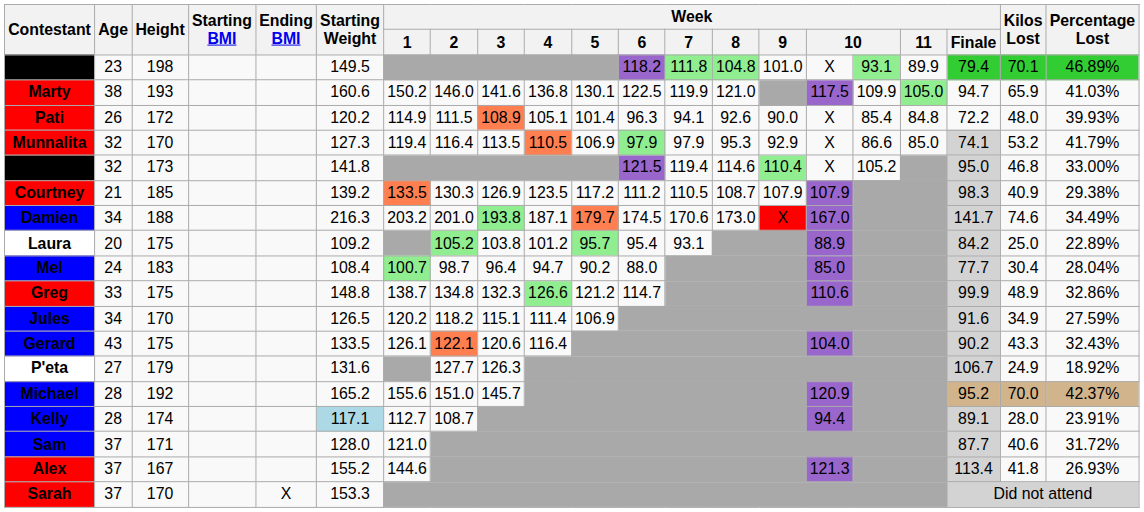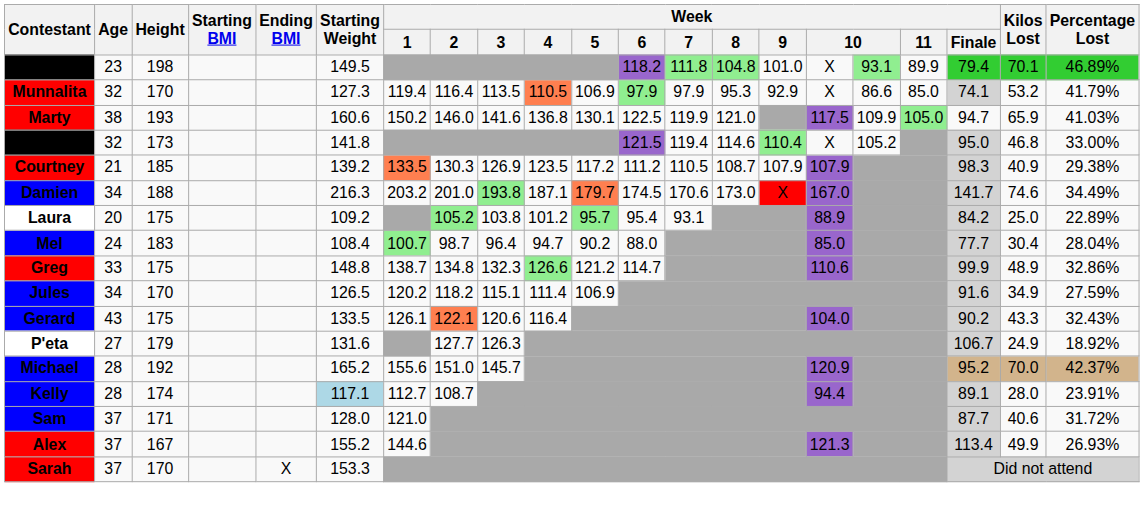rows swapped: (50, 92) <-> (50, 142)
- row: (50, 117)
(1023, 469) 41.8 -> (1023, 444) 49.9
